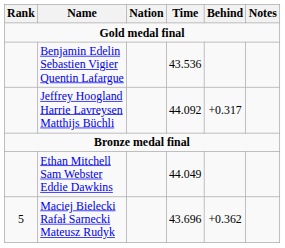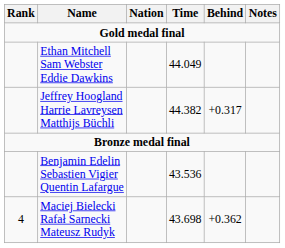rows swapped: (77, 174) <-> (82, 64)
(185, 110) 44.092 -> (185, 110) 44.382
(21, 219) 5 -> (21, 219) 4
(185, 219) 43.696 -> (185, 219) 43.698
